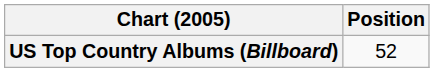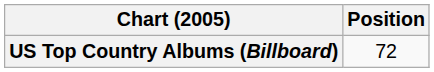(386, 51) 52 -> (386, 51) 72
